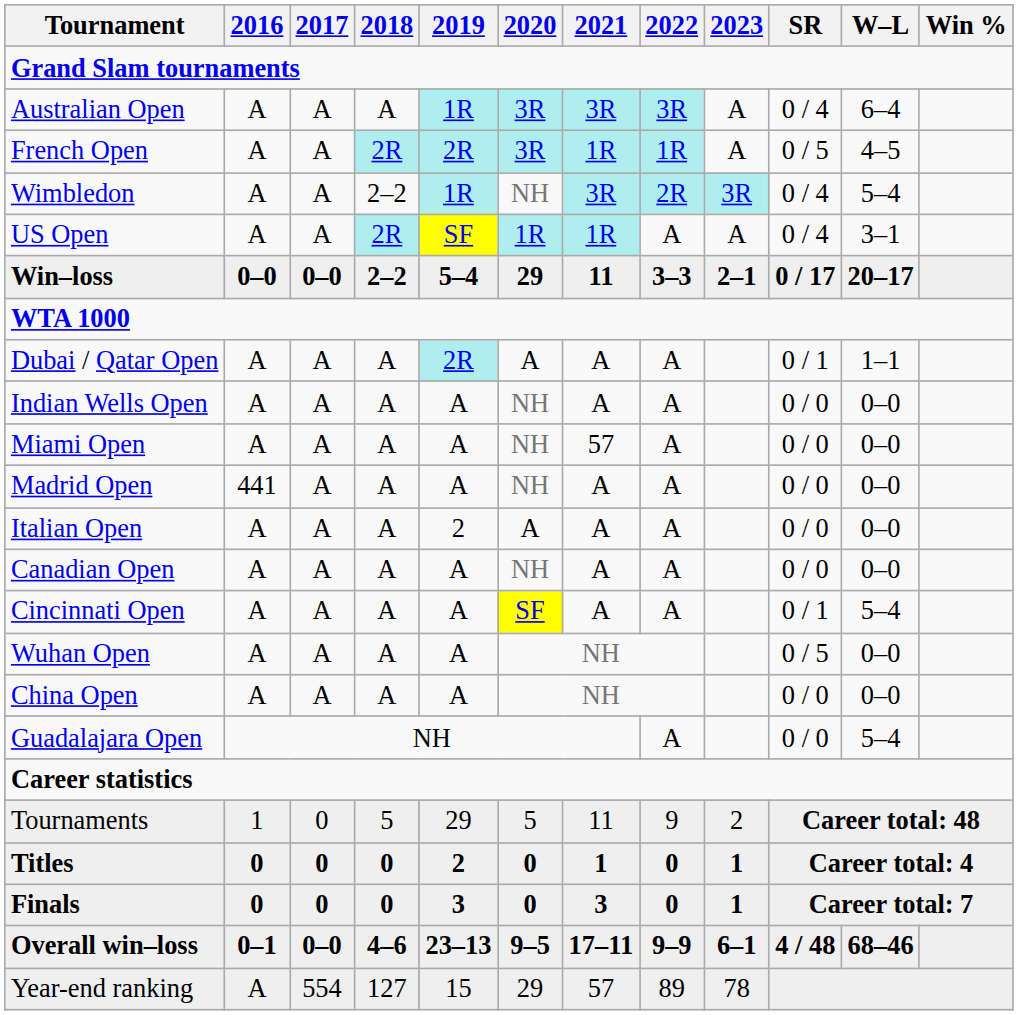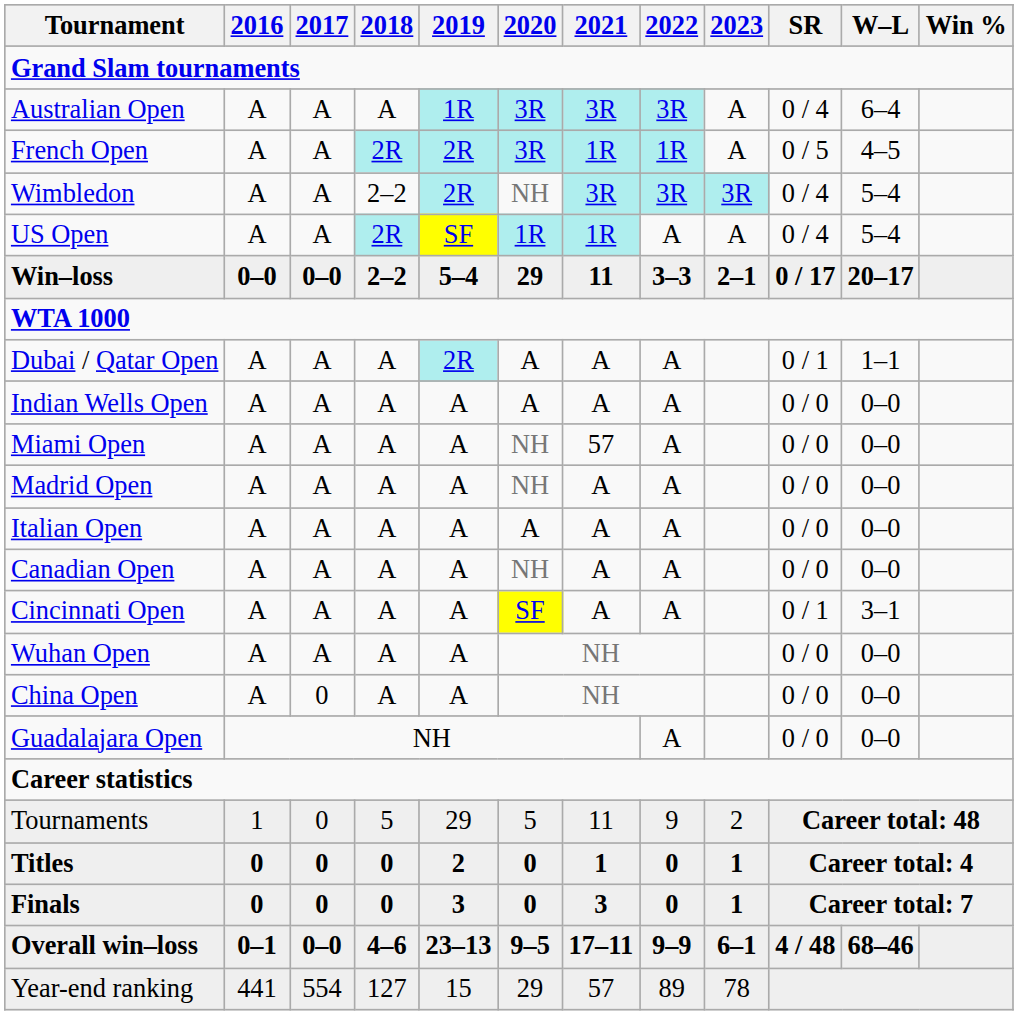(458, 192) 1R -> (458, 192) 2R
(672, 192) 2R -> (672, 192) 3R
(881, 234) 3–1 -> (881, 234) 5–4
(530, 402) NH -> (530, 402) A
(257, 485) 441 -> (257, 485) A
(458, 527) 2 -> (458, 527) A
(881, 611) 5–4 -> (881, 611) 3–1
(805, 653) 0 / 5 -> (805, 653) 0 / 0
(322, 695) A -> (322, 695) 0
(881, 737) 5–4 -> (881, 737) 0–0
(257, 988) A -> (257, 988) 441
